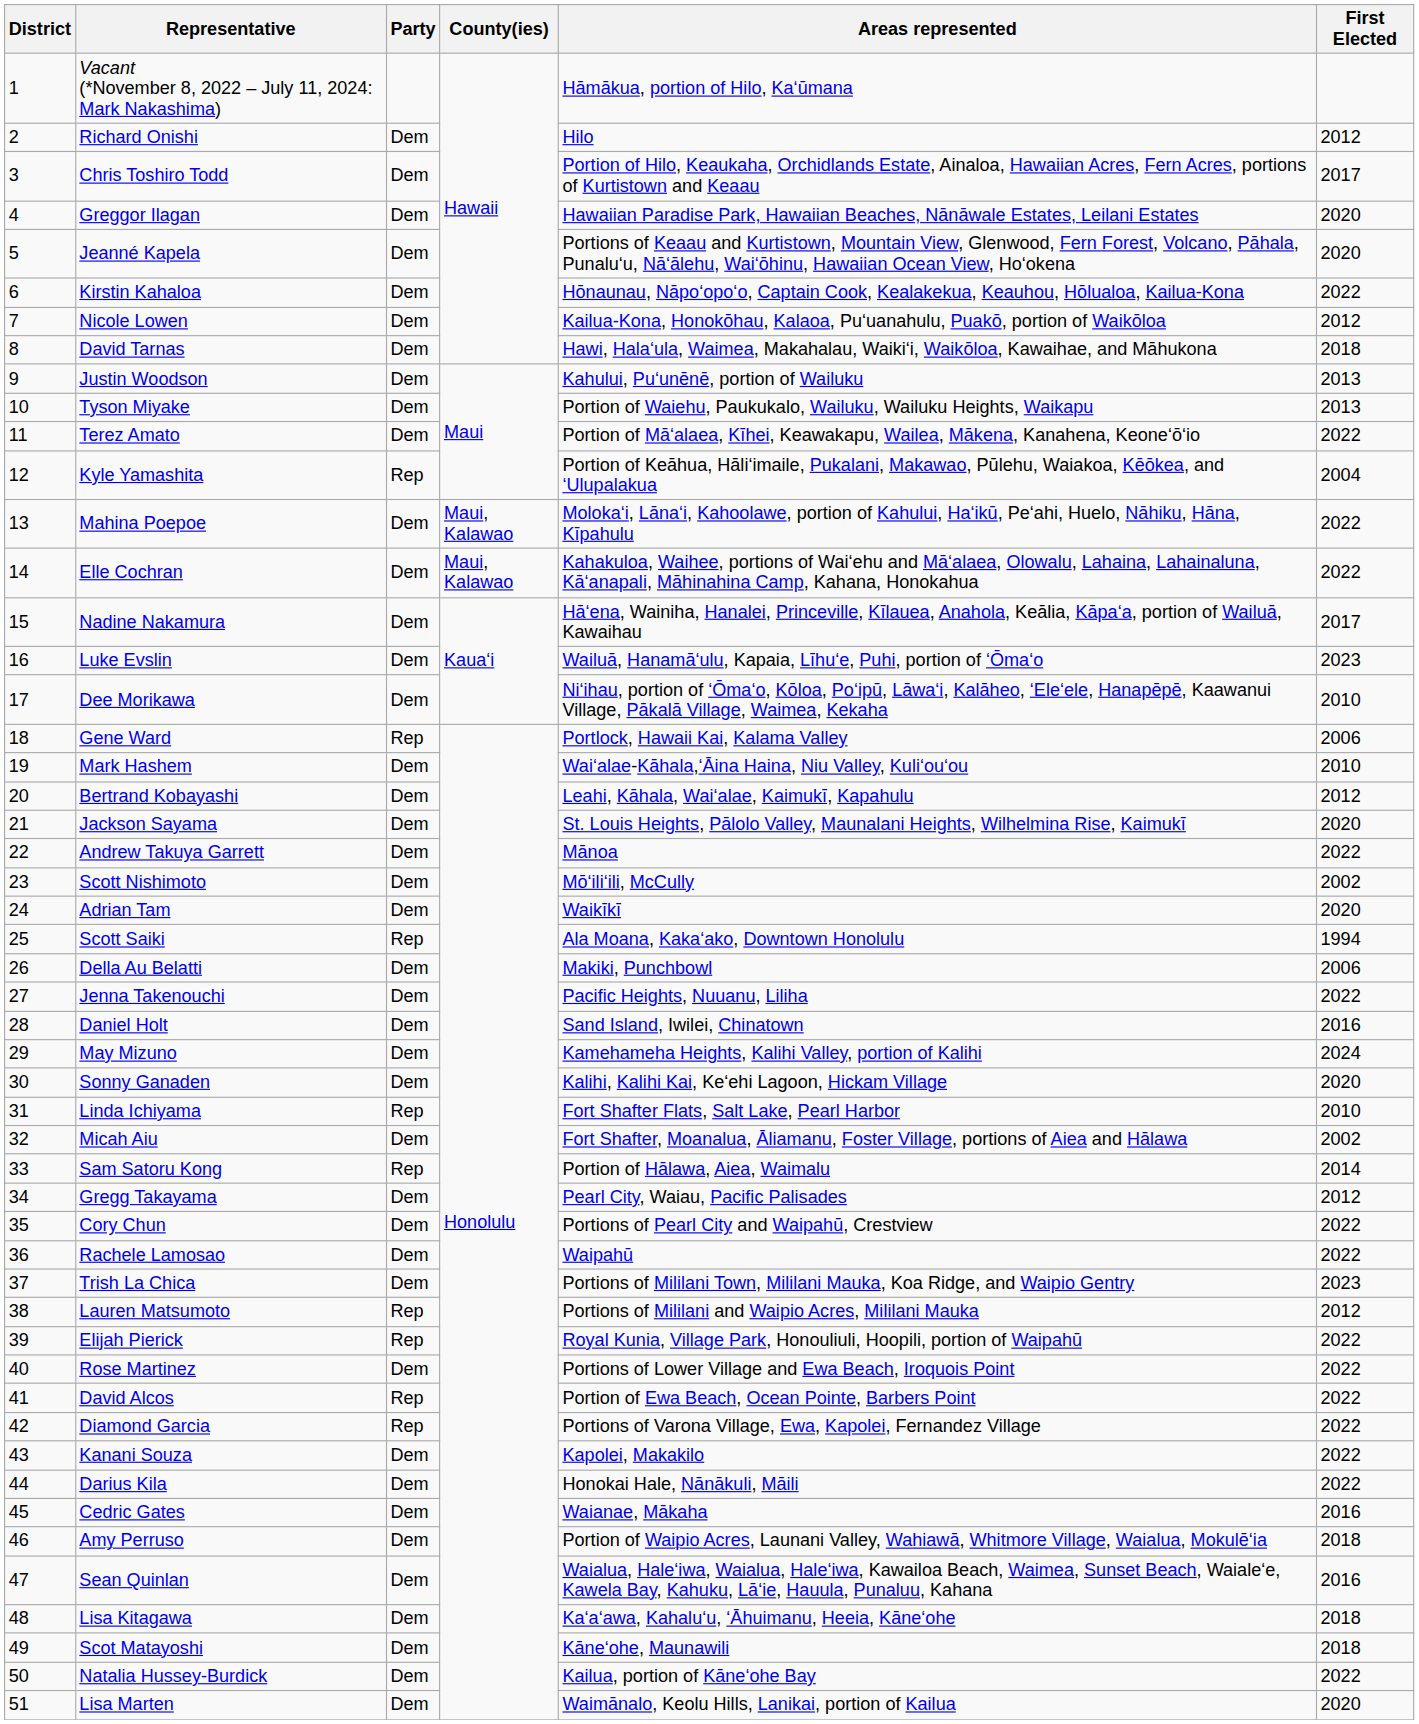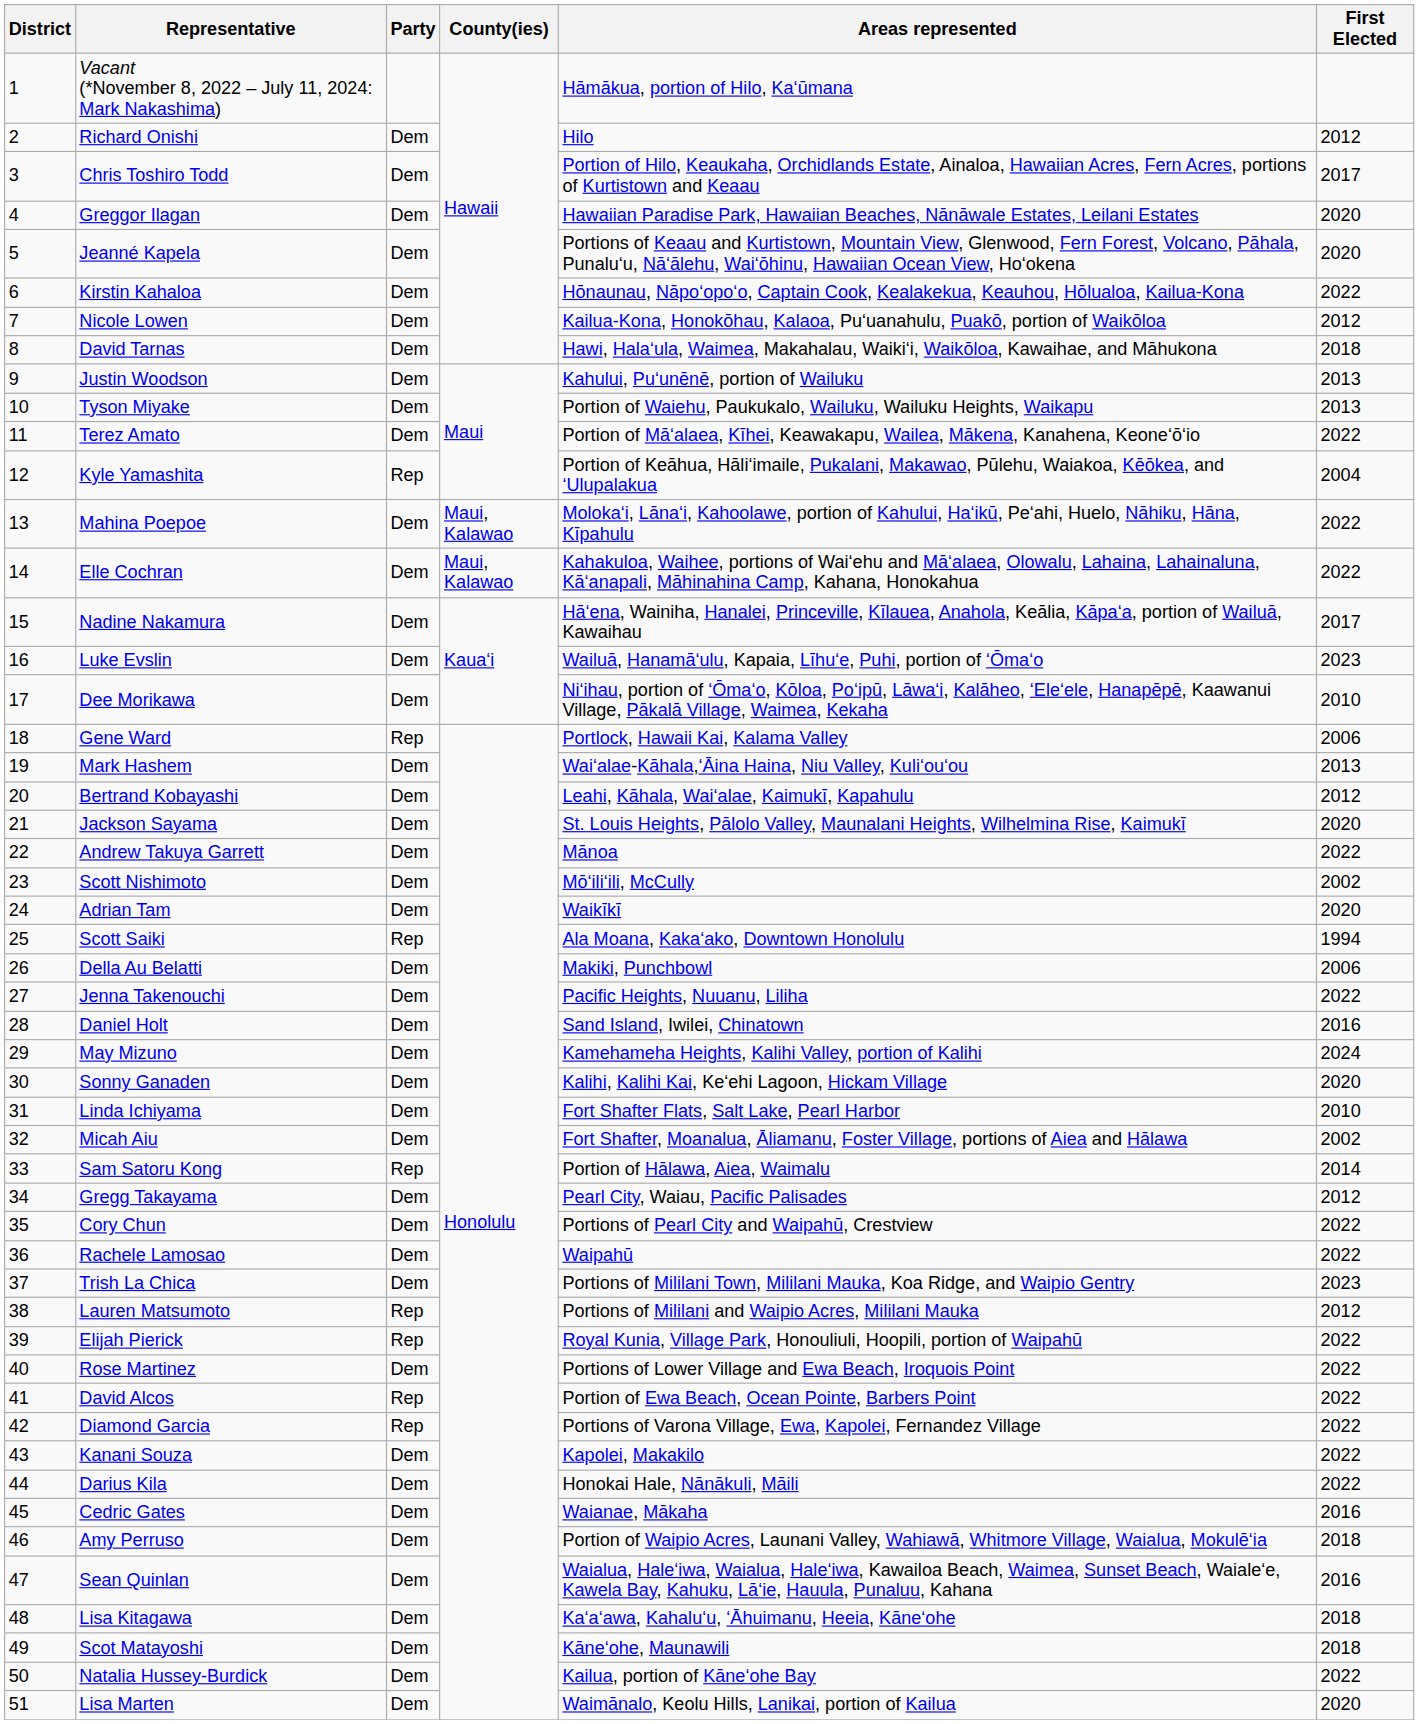(1341, 767) 2010 -> (1341, 767) 2013
(407, 1111) Rep -> (410, 1111) Dem
